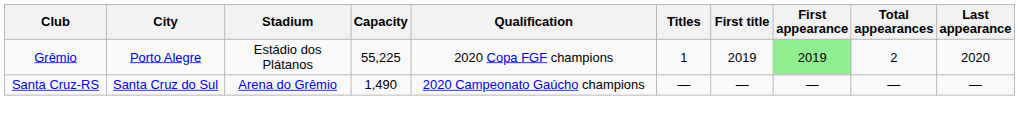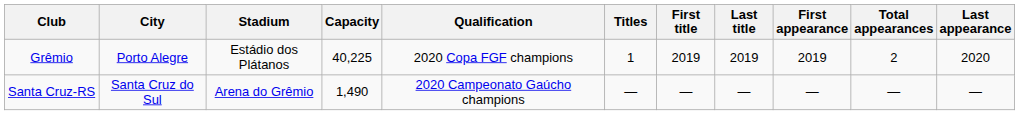+ column: (744, 22)
(381, 57) 55,225 -> (352, 57) 40,225
(812, 57) lightgreen background -> (812, 57) no background
